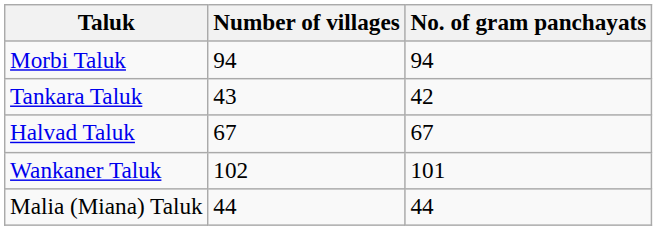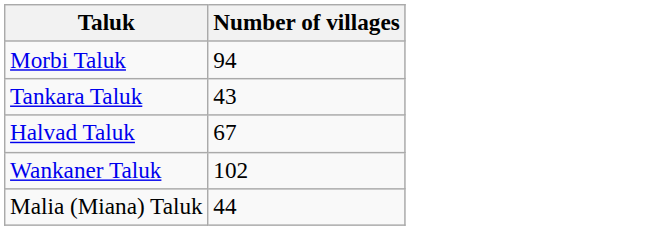- column: (528, 22)
